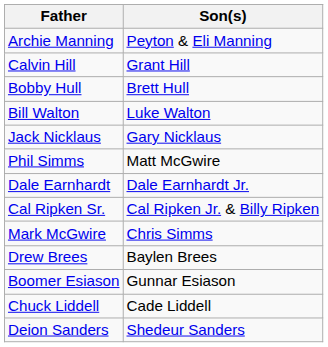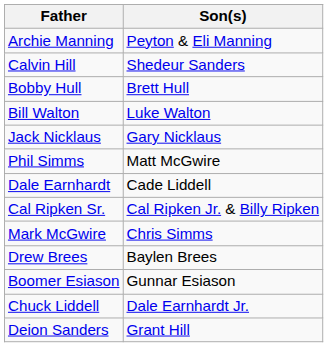(158, 64) Grant Hill -> (186, 64) Shedeur Sanders
(188, 185) Dale Earnhardt Jr. -> (169, 185) Cade Liddell
(169, 305) Cade Liddell -> (188, 305) Dale Earnhardt Jr.
(186, 329) Shedeur Sanders -> (158, 329) Grant Hill
